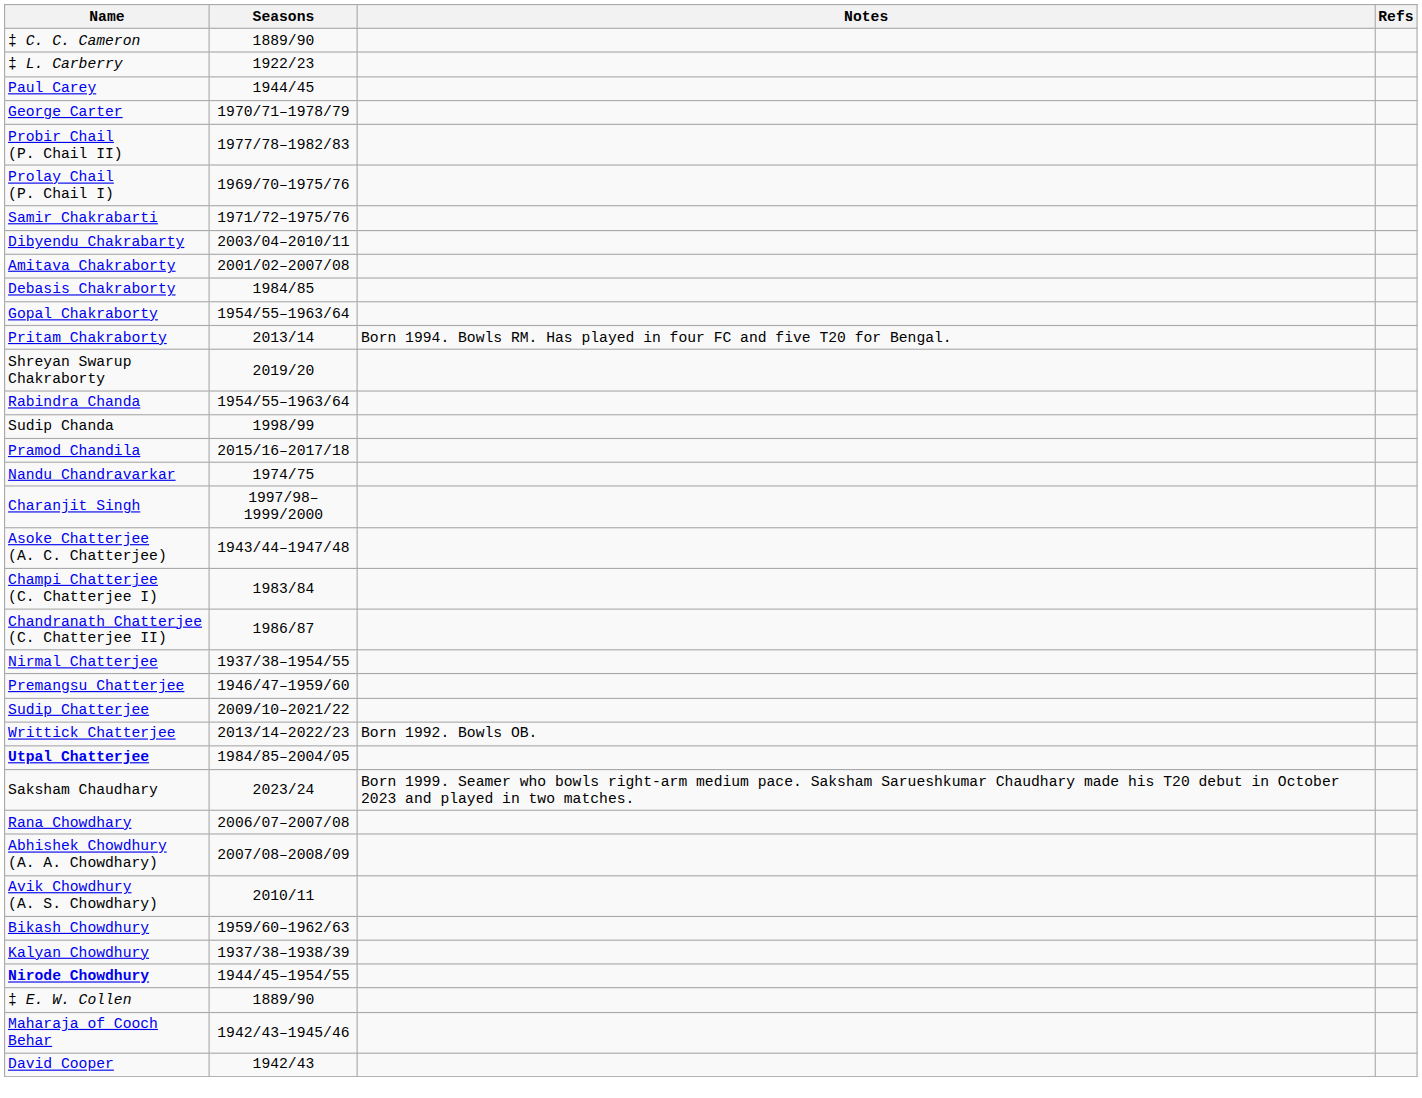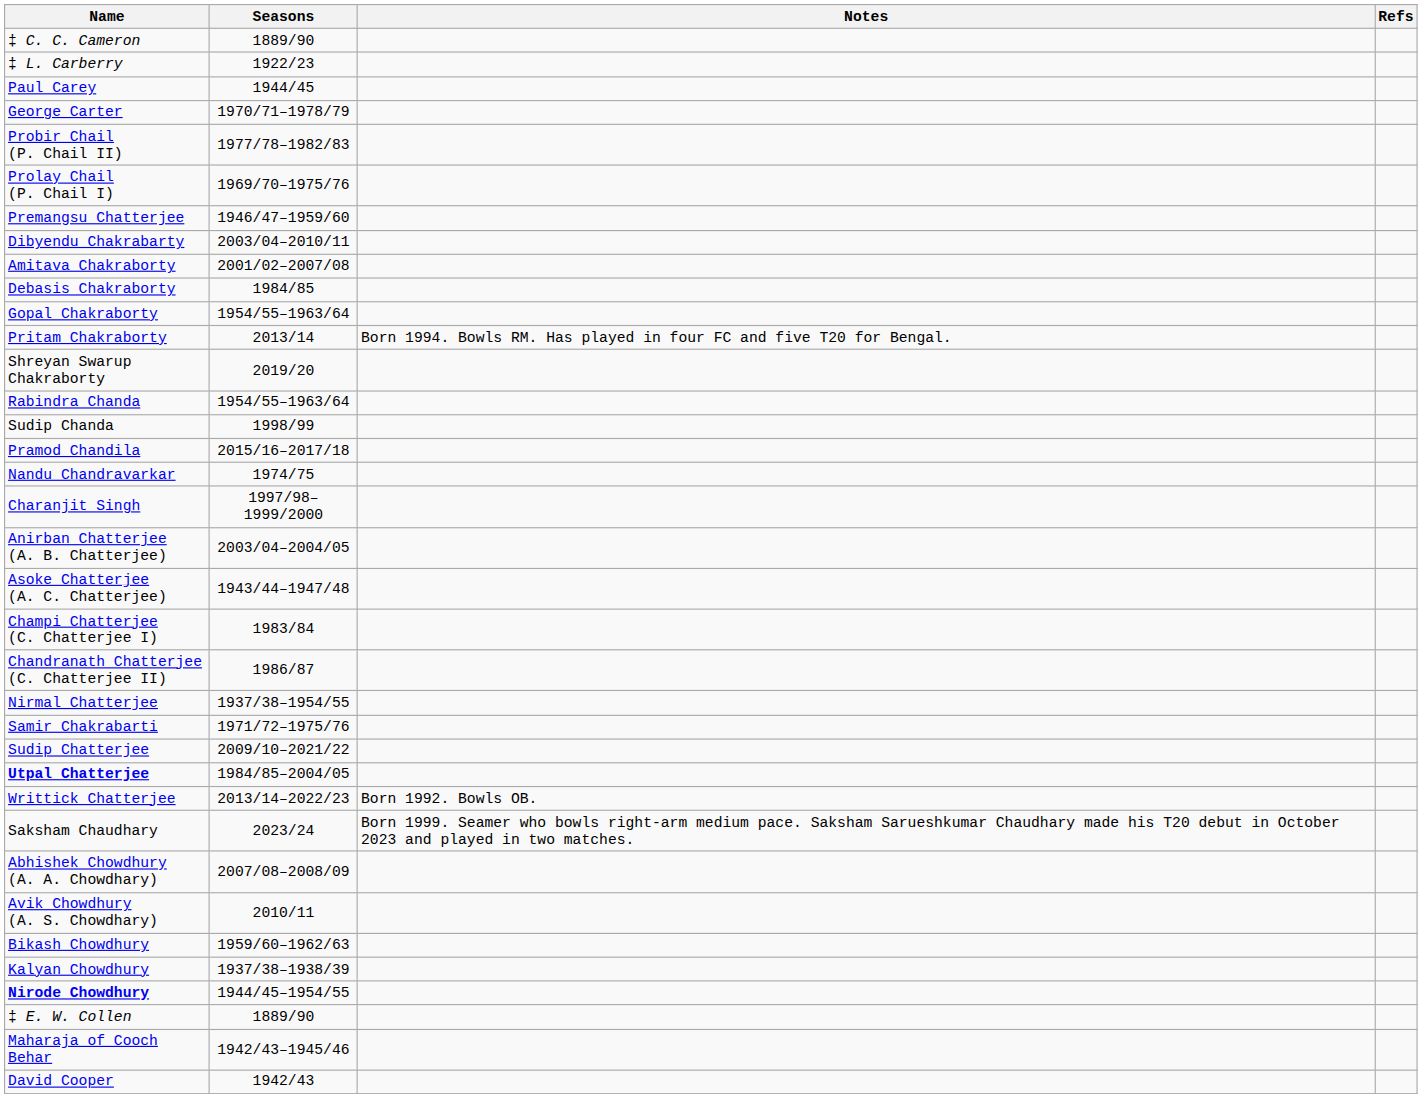rows swapped: (83, 218) <-> (96, 686)
+ row: (87, 548)
rows swapped: (79, 758) <-> (92, 734)
- row: (70, 823)
